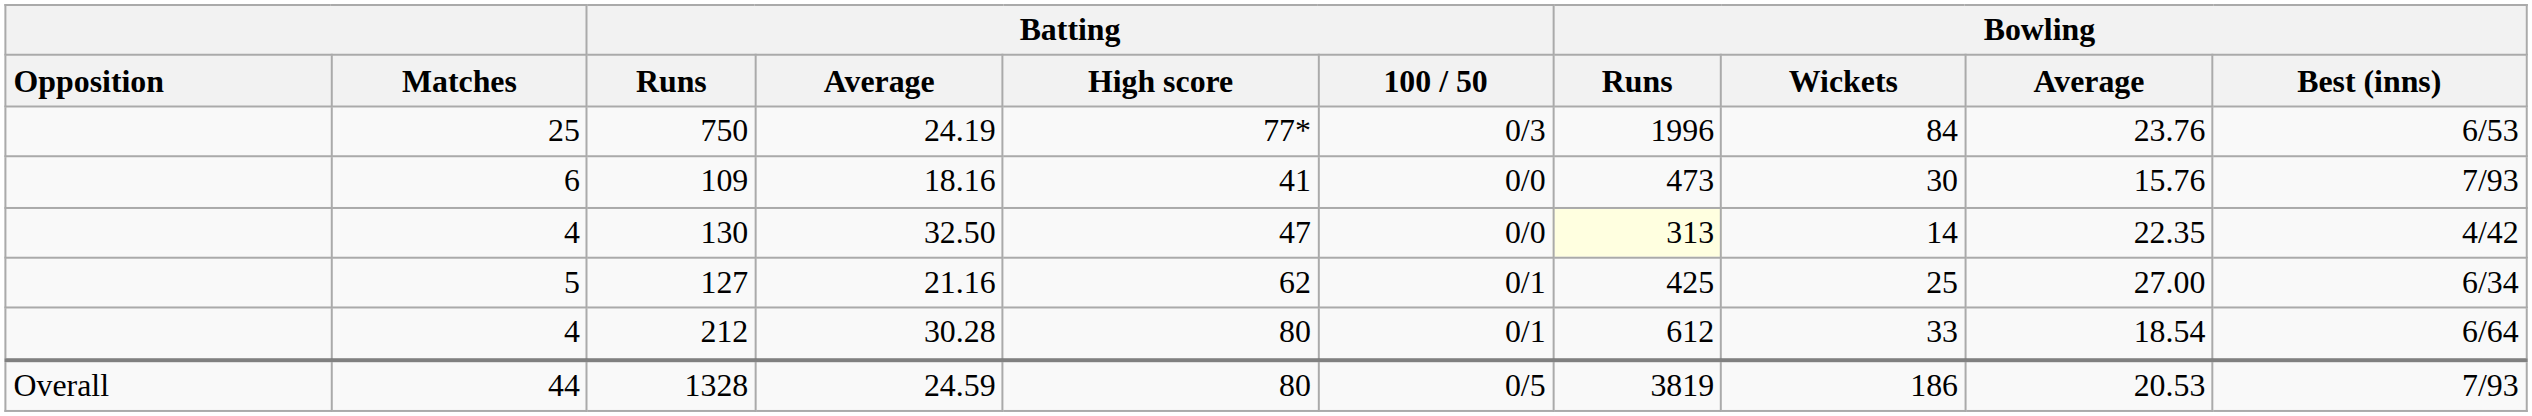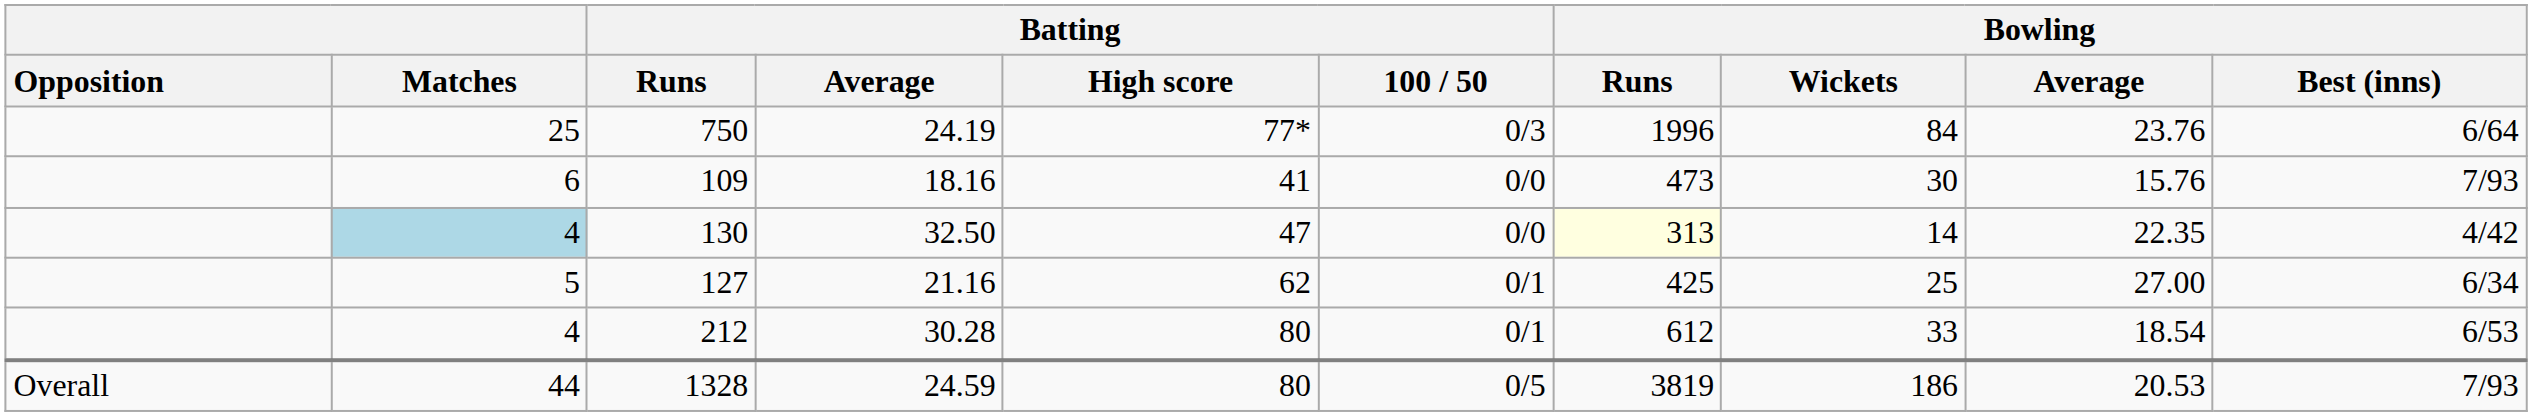(2490, 130) 6/53 -> (2490, 130) 6/64
(572, 231) no background -> (572, 231) lightblue background
(2490, 332) 6/64 -> (2490, 332) 6/53
